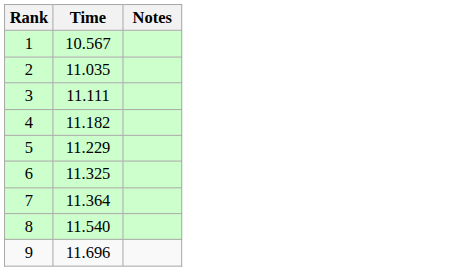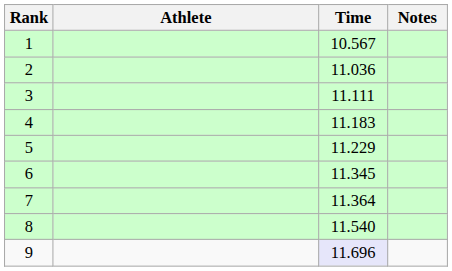+ column: (186, 17)
(88, 69) 11.035 -> (353, 69) 11.036
(88, 122) 11.182 -> (353, 122) 11.183
(88, 174) 11.325 -> (353, 174) 11.345
(88, 252) no background -> (353, 252) lavender background
